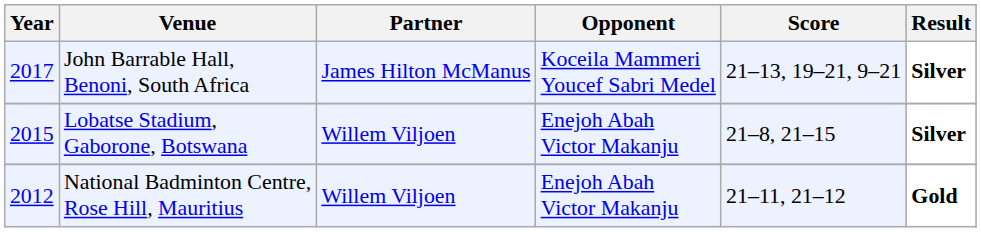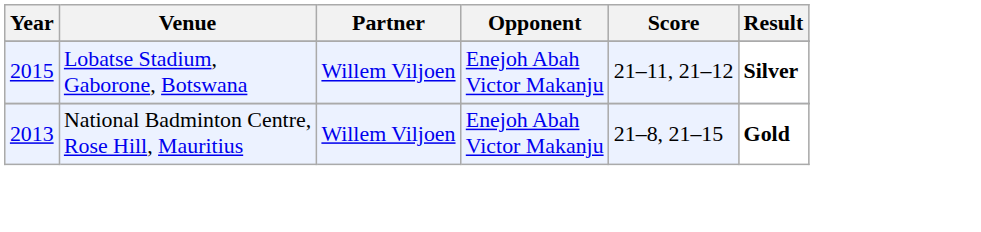- row: (157, 71)
(781, 133) 21–8, 21–15 -> (674, 71) 21–11, 21–12
(32, 195) 2012 -> (32, 133) 2013
(786, 195) 21–11, 21–12 -> (669, 133) 21–8, 21–15
